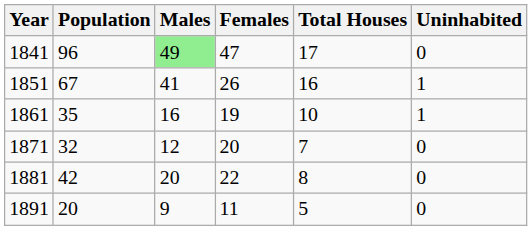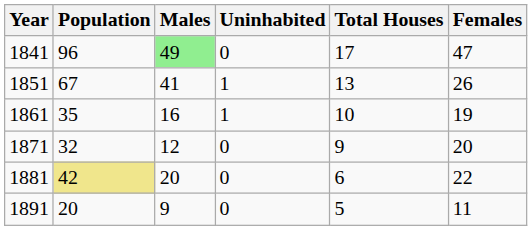columns swapped: (254, 20) <-> (469, 20)
(308, 83) 16 -> (345, 83) 13
(303, 146) 7 -> (340, 146) 9
(68, 177) no background -> (68, 177) khaki background
(303, 177) 8 -> (340, 177) 6
